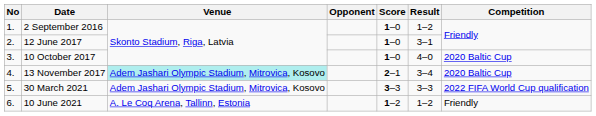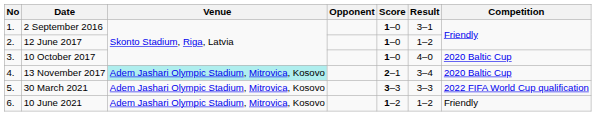(425, 27) 1–2 -> (425, 27) 3–1
(425, 42) 3–1 -> (425, 42) 1–2
(180, 103) A. Le Coq Arena, Tallinn, Estonia -> (217, 103) Adem Jashari Olympic Stadium, Mitrovica, Kosovo
